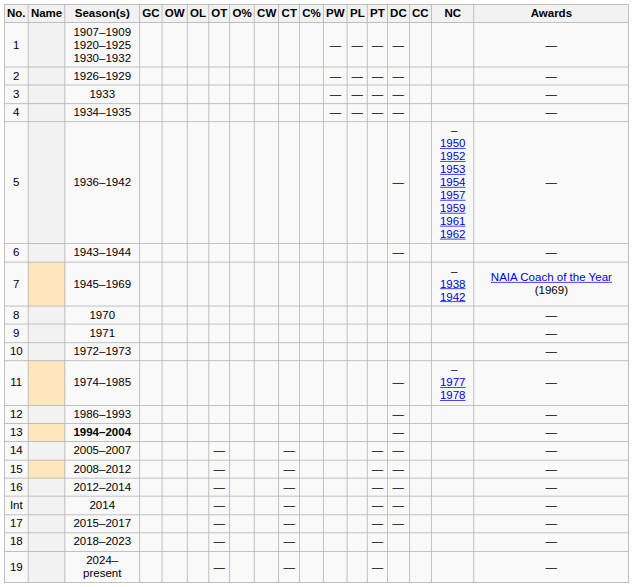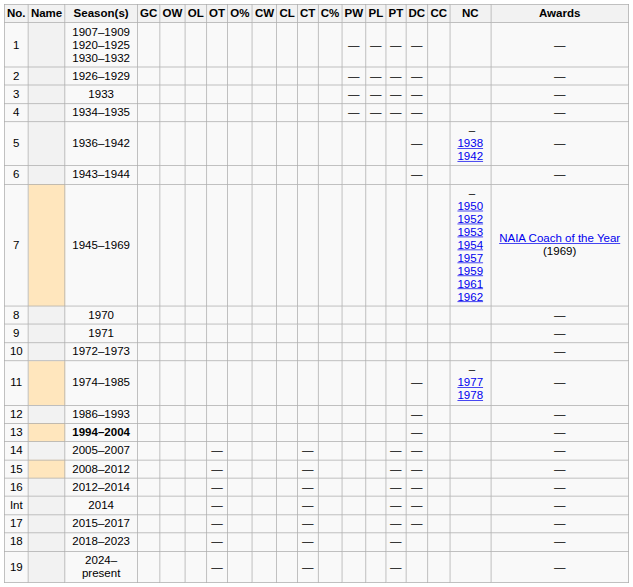+ column: (287, 13)
(453, 182) – 1950 1952 1953 1954 1957 1959 1961 1962 -> (470, 143) – 1938 1942
(453, 284) – 1938 1942 -> (470, 245) – 1950 1952 1953 1954 1957 1959 1961 1962
